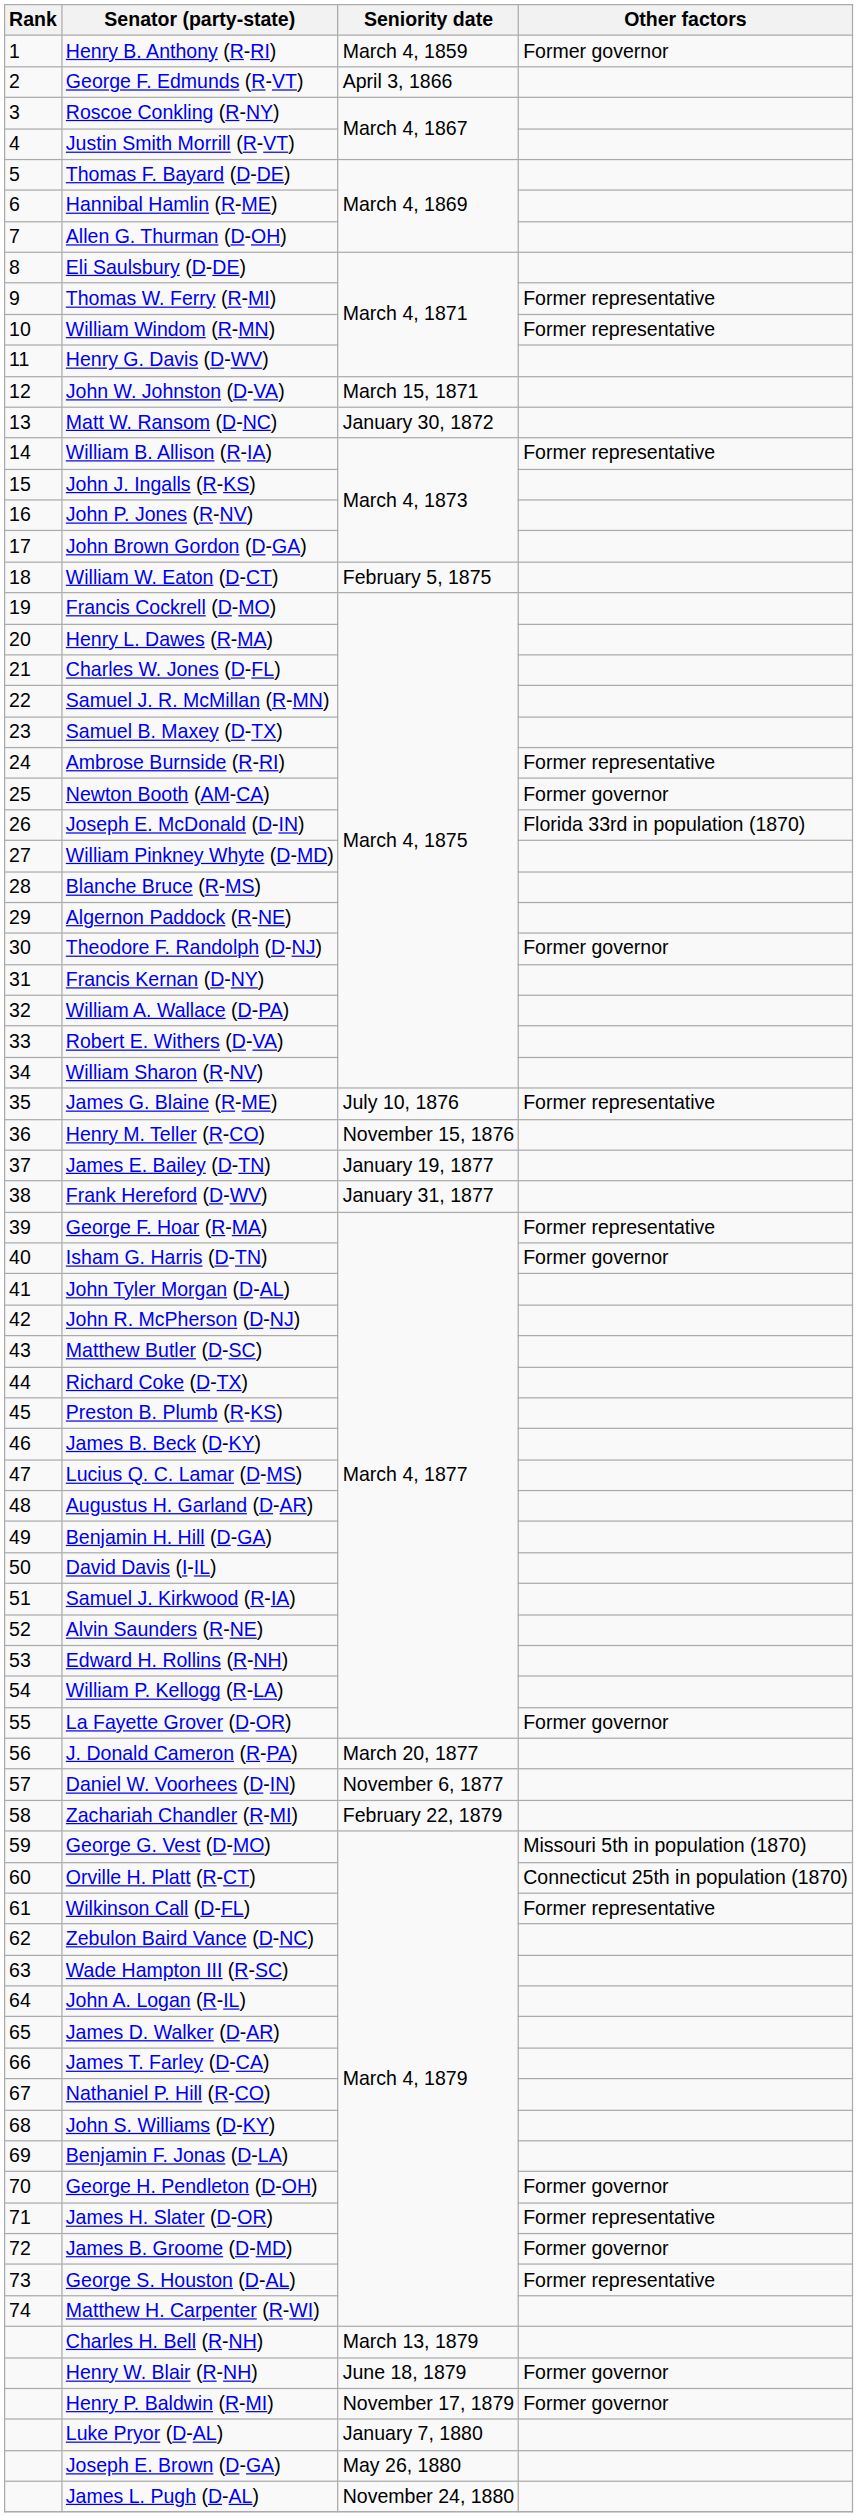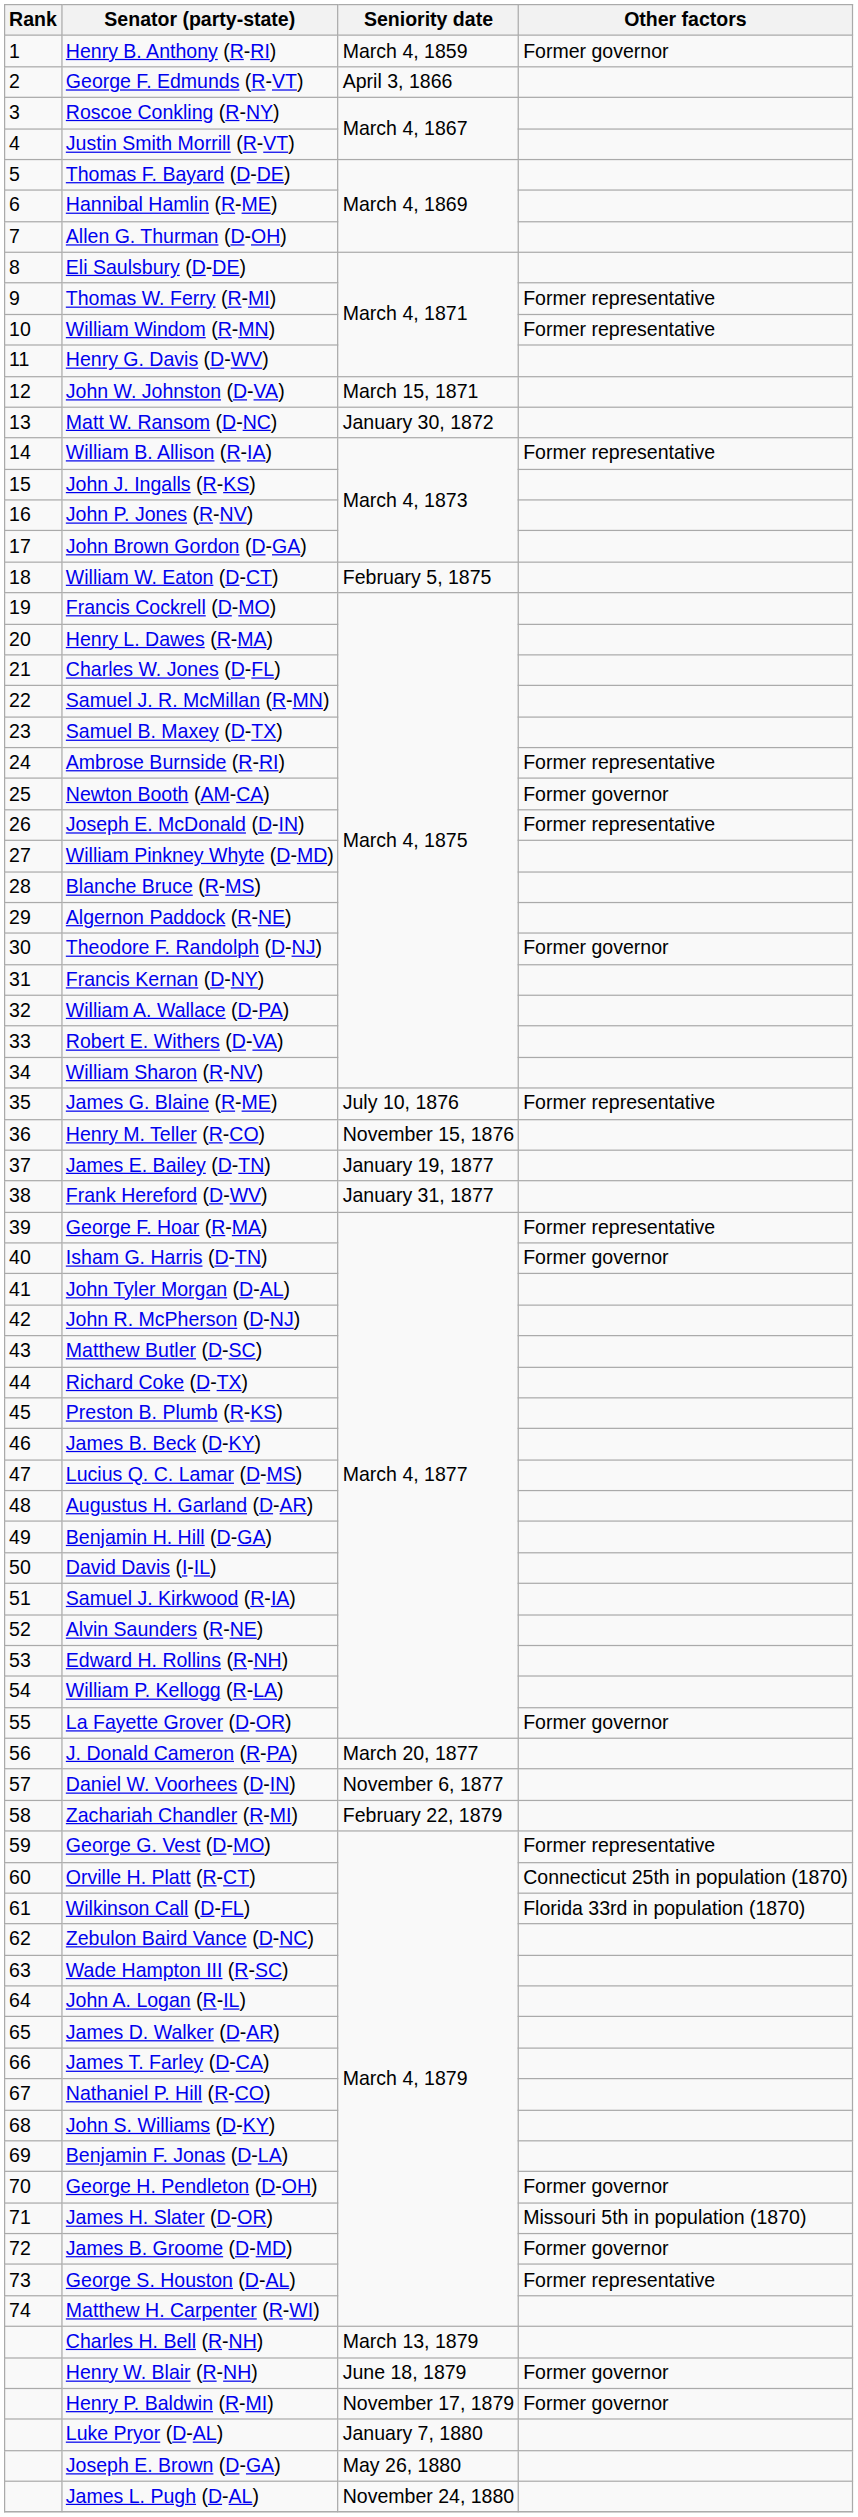(664, 824) Florida 33rd in population (1870) -> (619, 824) Former representative
(665, 1846) Missouri 5th in population (1870) -> (619, 1846) Former representative
(619, 1908) Former representative -> (664, 1908) Florida 33rd in population (1870)
(619, 2217) Former representative -> (665, 2217) Missouri 5th in population (1870)
